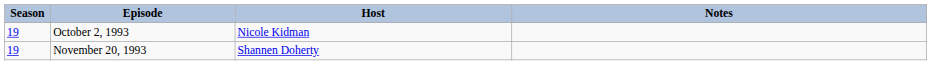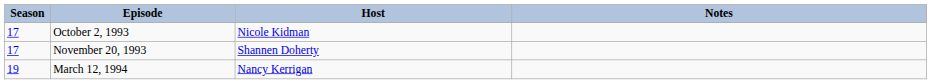(13, 32) 19 -> (13, 32) 17
(13, 50) 19 -> (13, 50) 17
+ row: (90, 69)
